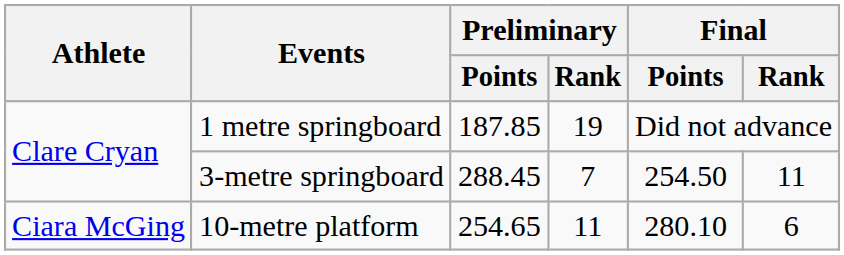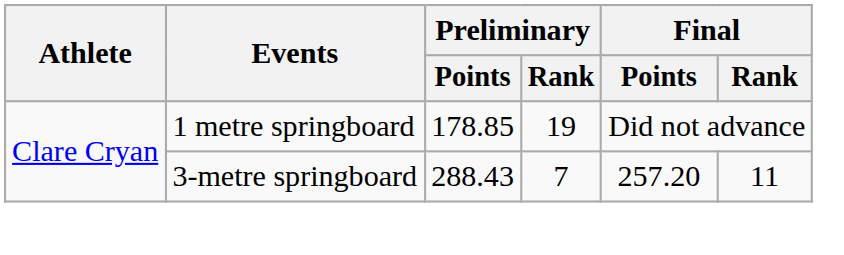(499, 126) 187.85 -> (473, 126) 178.85
(499, 175) 288.45 -> (473, 175) 288.43
(686, 175) 254.50 -> (659, 175) 257.20
- row: (309, 225)
